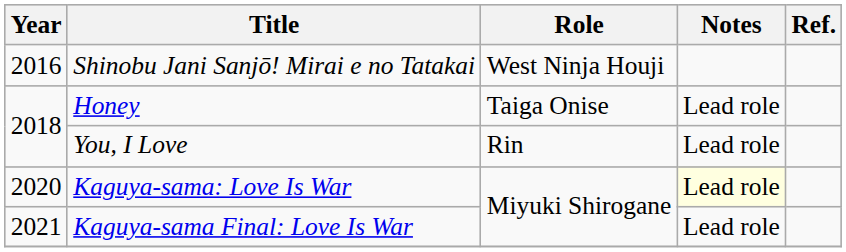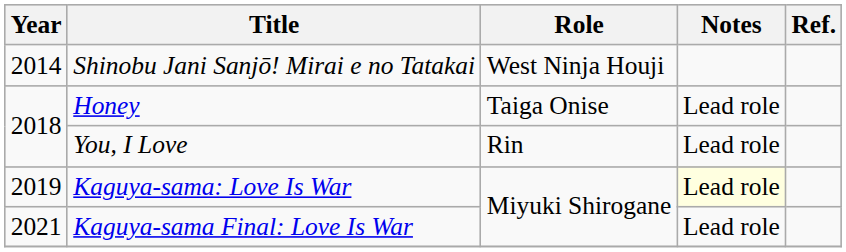(36, 65) 2016 -> (36, 65) 2014
(36, 186) 2020 -> (36, 186) 2019
